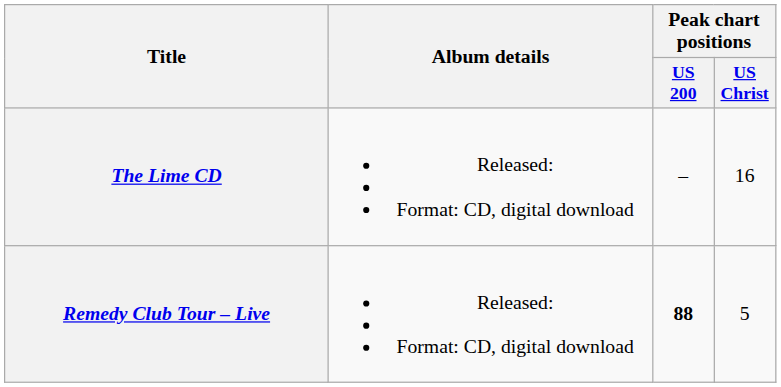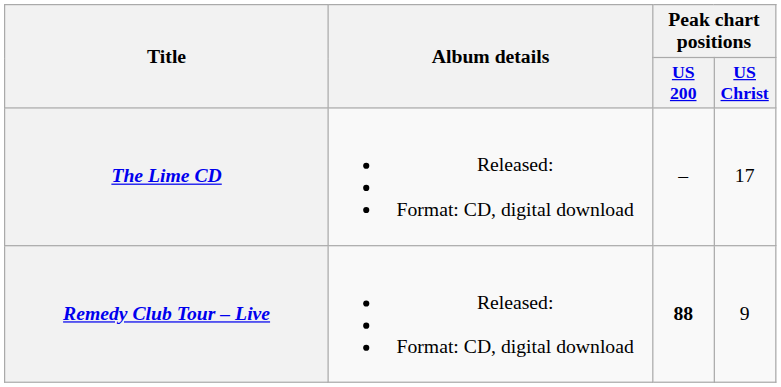(745, 176) 16 -> (745, 176) 17
(745, 313) 5 -> (745, 313) 9
